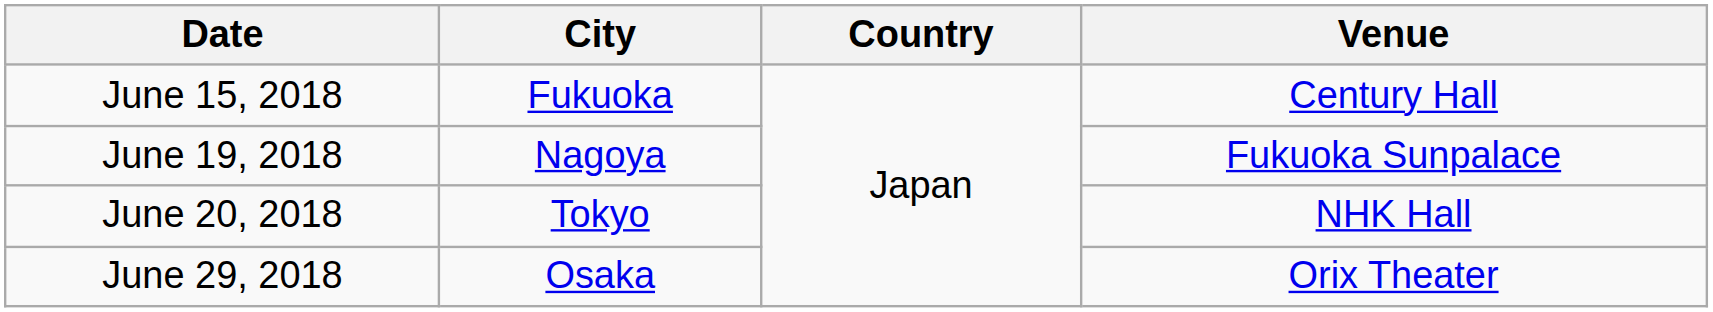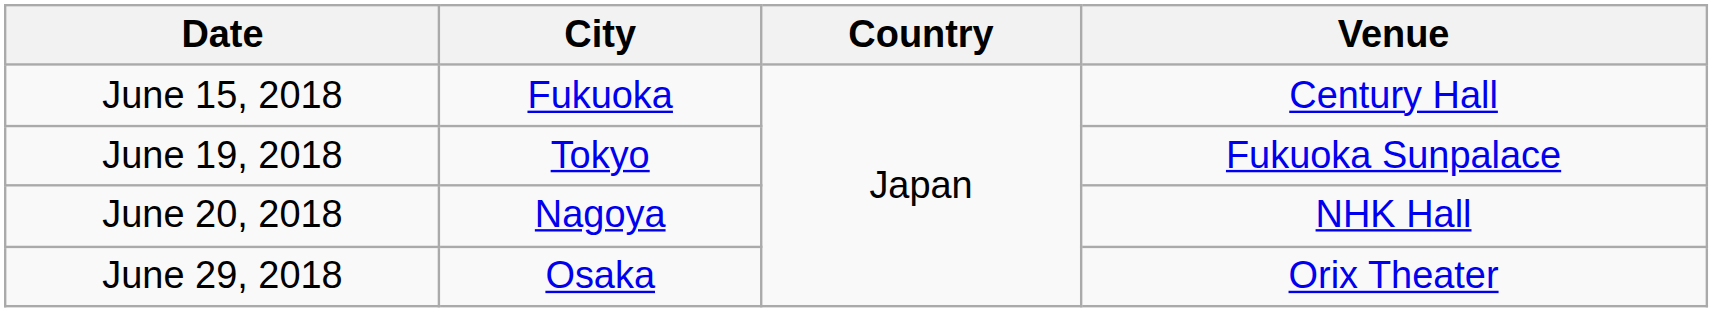(600, 154) Nagoya -> (600, 154) Tokyo
(600, 214) Tokyo -> (600, 214) Nagoya
